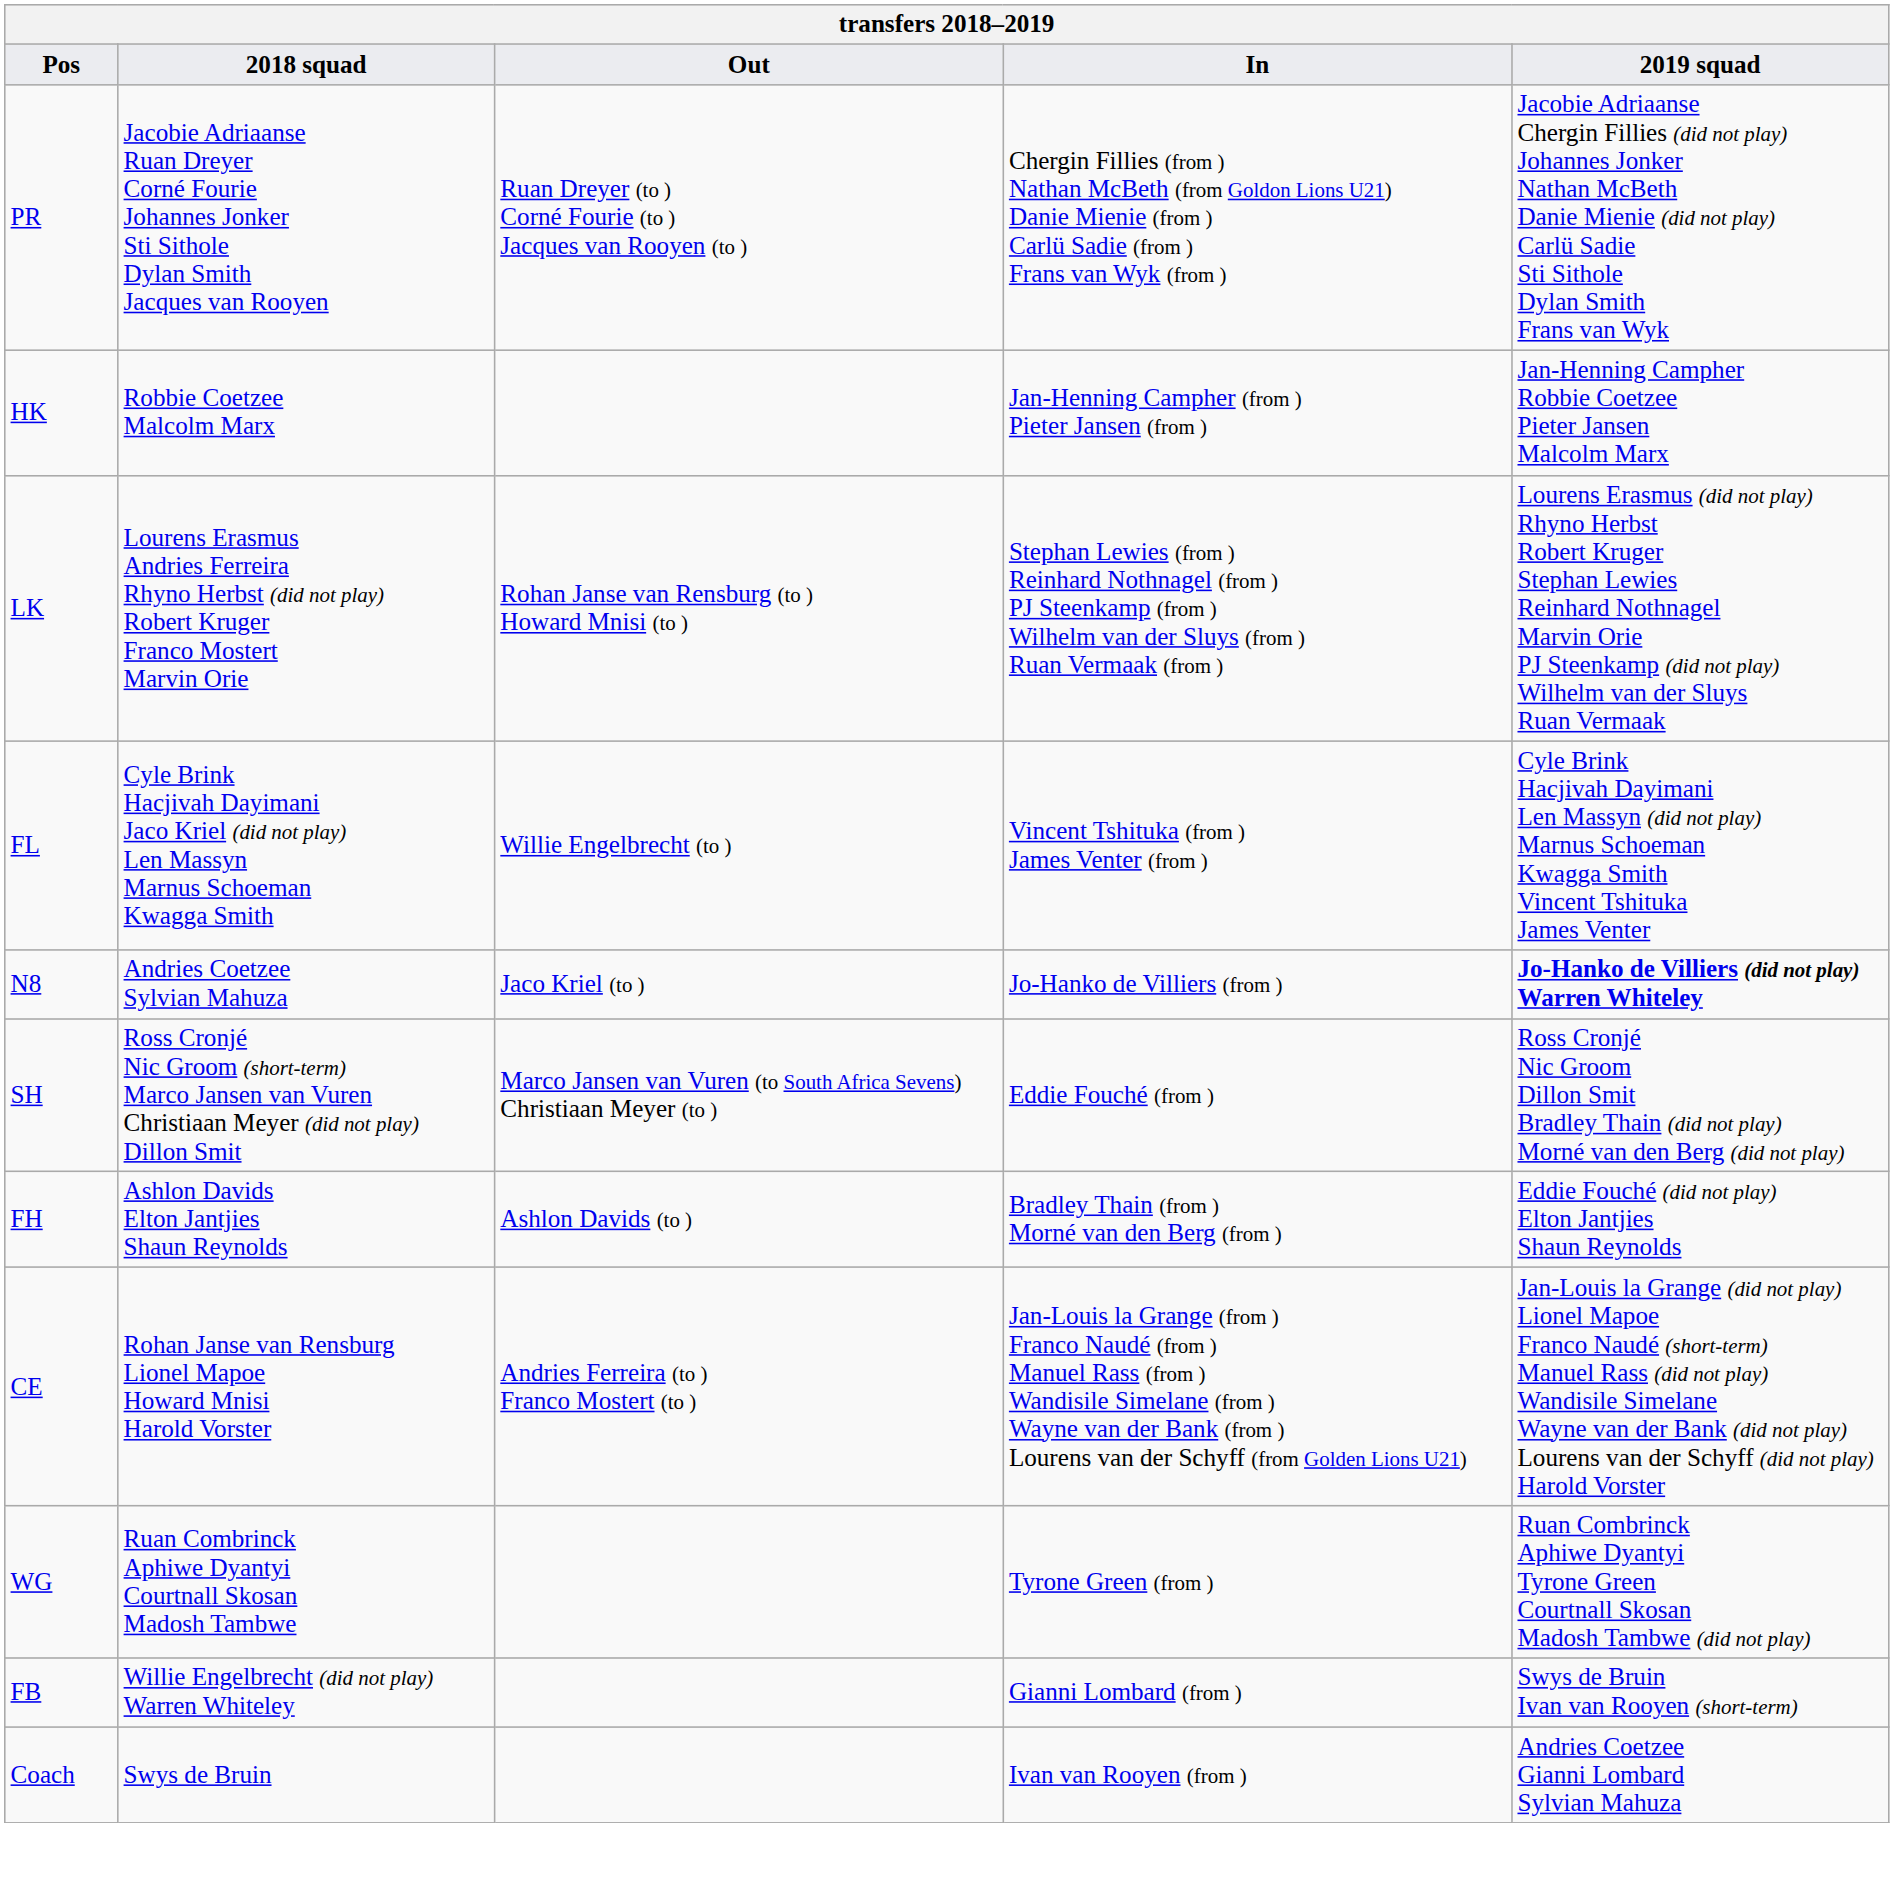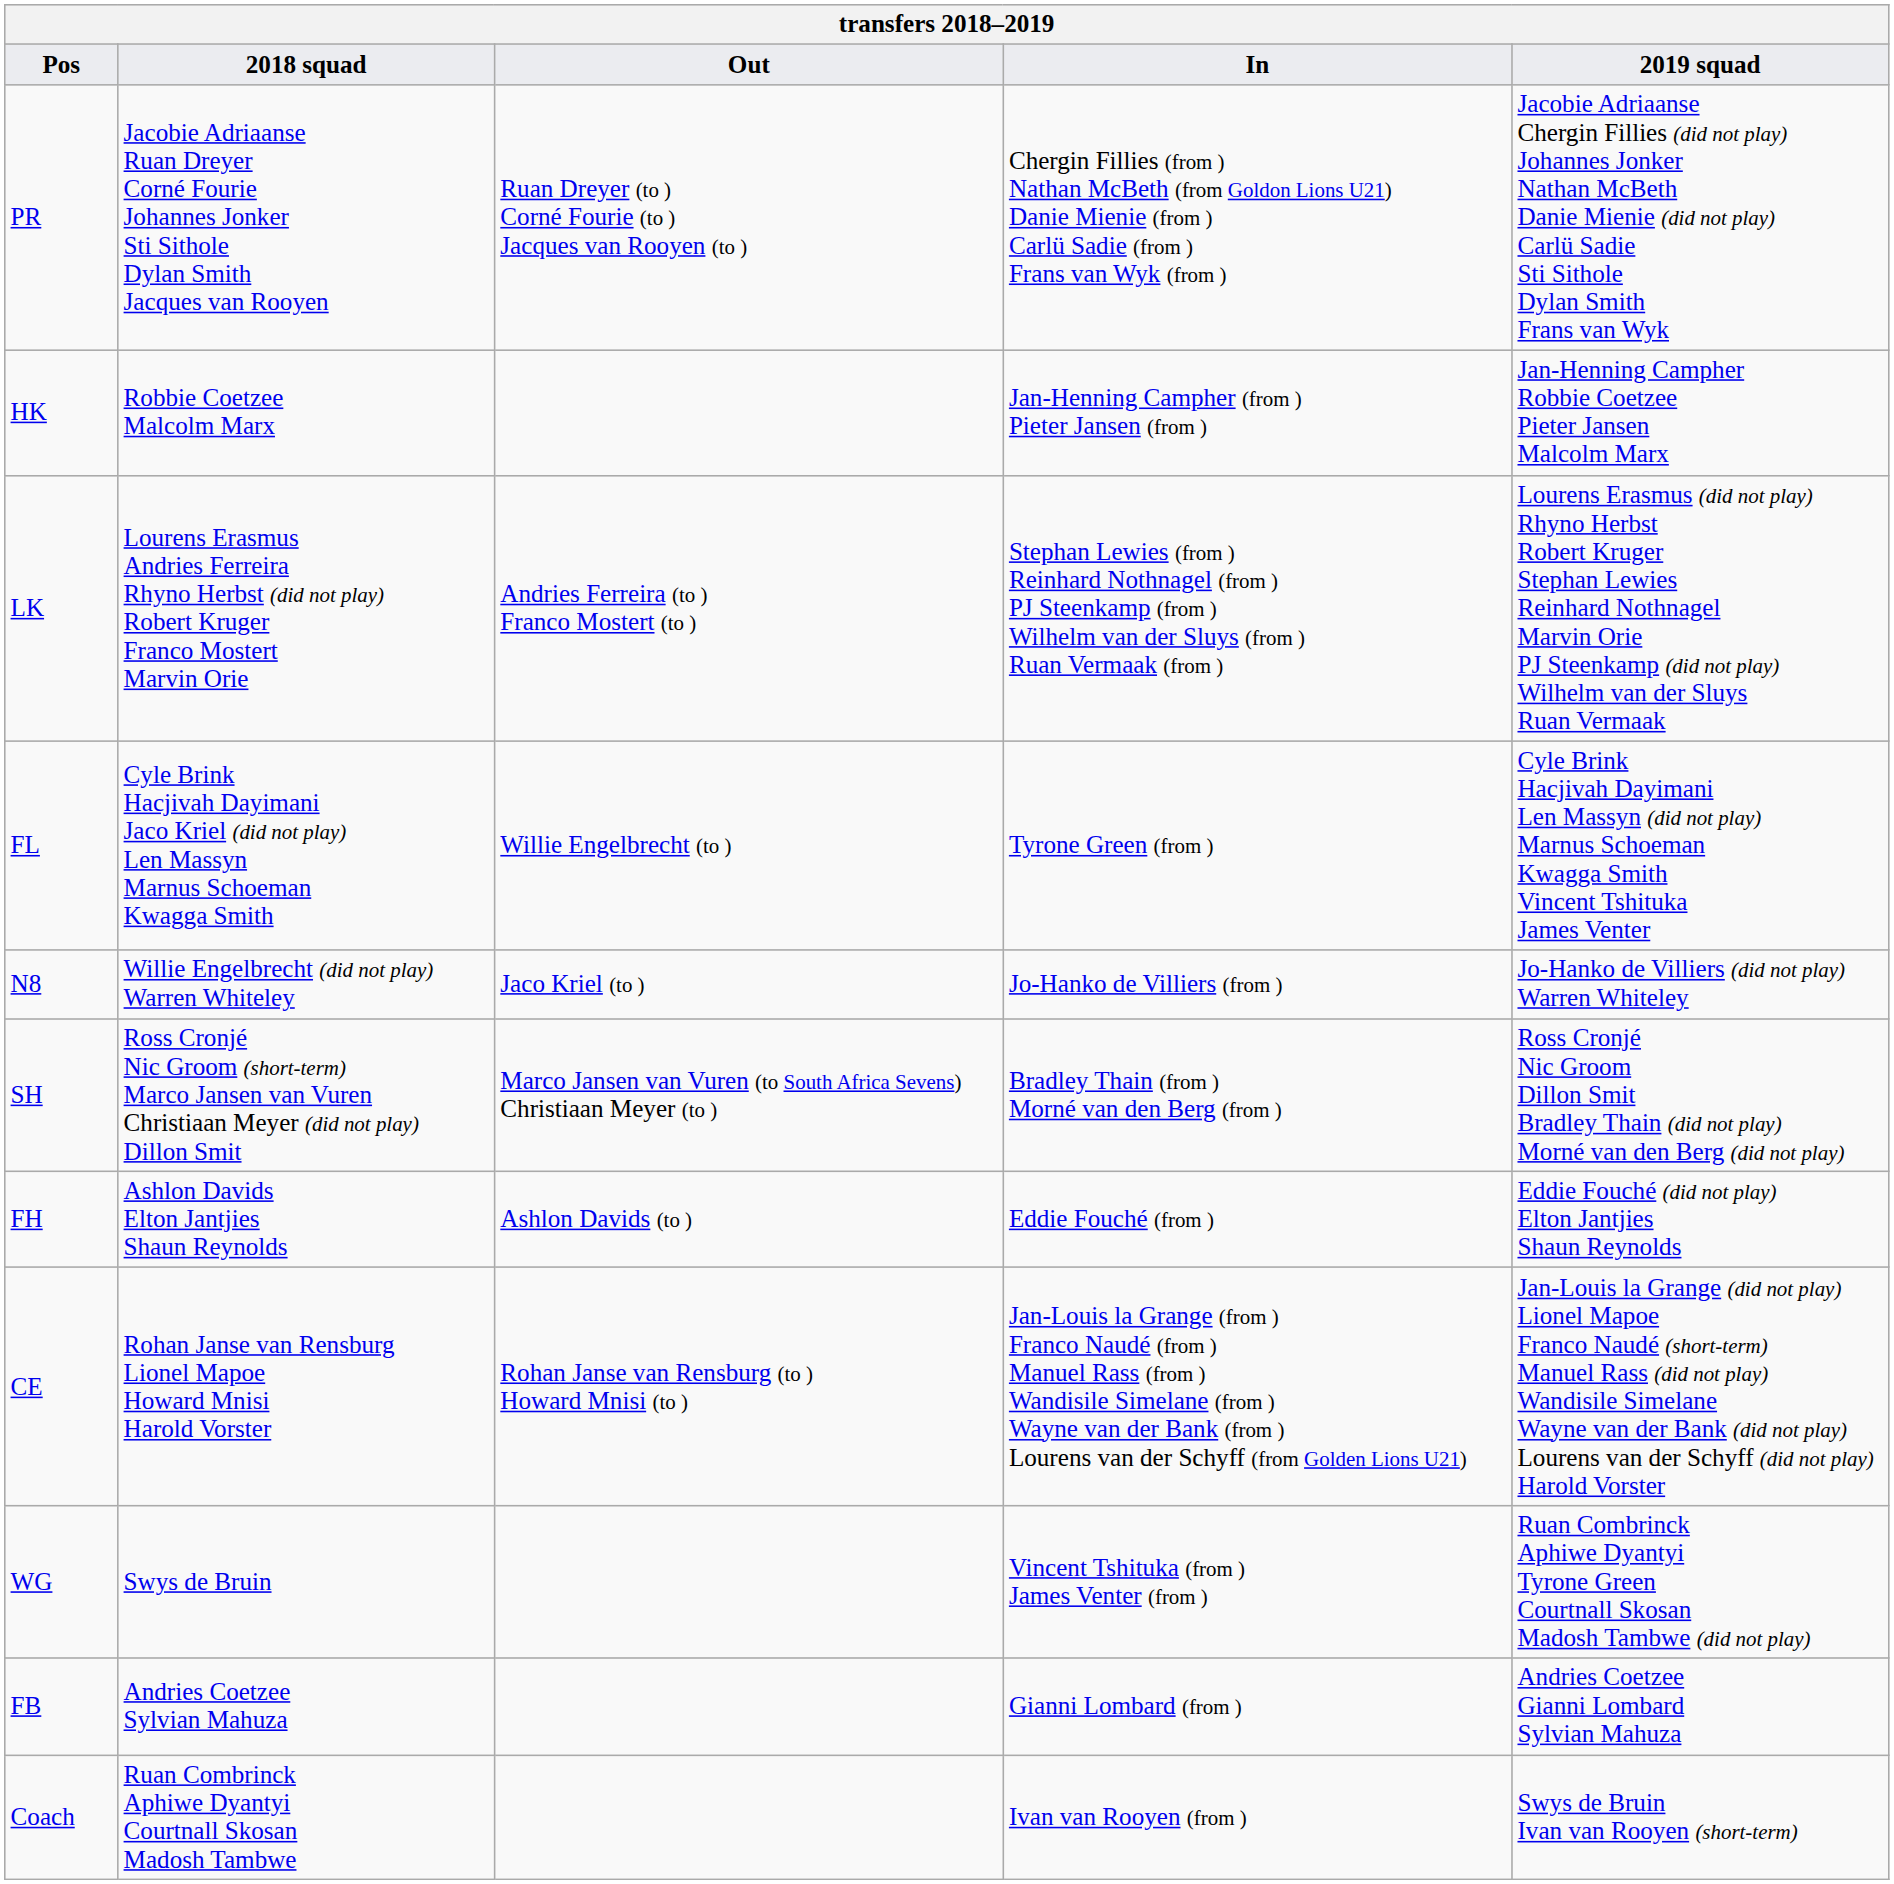(657, 607) Rohan Janse van Rensburg (to ) Howard Mnisi (to ) -> (604, 607) Andries Ferreira (to ) Franco Mostert (to )
(1127, 845) Vincent Tshituka (from ) James Venter (from ) -> (1111, 845) Tyrone Green (from )
(207, 984) Andries Coetzee Sylvian Mahuza -> (278, 984) Willie Engelbrecht (did not play) Warren Whiteley
(1688, 984) bold -> (1681, 984) normal
(1111, 1094) Eddie Fouché (from ) -> (1145, 1094) Bradley Thain (from ) Morné van den Berg (from )
(1145, 1219) Bradley Thain (from ) Morné van den Berg (from ) -> (1111, 1219) Eddie Fouché (from )
(604, 1386) Andries Ferreira (to ) Franco Mostert (to ) -> (657, 1386) Rohan Janse van Rensburg (to ) Howard Mnisi (to )
(210, 1581) Ruan Combrinck Aphiwe Dyantyi Courtnall Skosan Madosh Tambwe -> (198, 1581) Swys de Bruin
(1111, 1581) Tyrone Green (from ) -> (1127, 1581) Vincent Tshituka (from ) James Venter (from )
(278, 1691) Willie Engelbrecht (did not play) Warren Whiteley -> (207, 1706) Andries Coetzee Sylvian Mahuza
(1658, 1691) Swys de Bruin Ivan van Rooyen (short-term) -> (1601, 1706) Andries Coetzee Gianni Lombard Sylvian Mahuza
(198, 1774) Swys de Bruin -> (210, 1816) Ruan Combrinck Aphiwe Dyantyi Courtnall Skosan Madosh Tambwe
(1601, 1774) Andries Coetzee Gianni Lombard Sylvian Mahuza -> (1658, 1816) Swys de Bruin Ivan van Rooyen (short-term)
